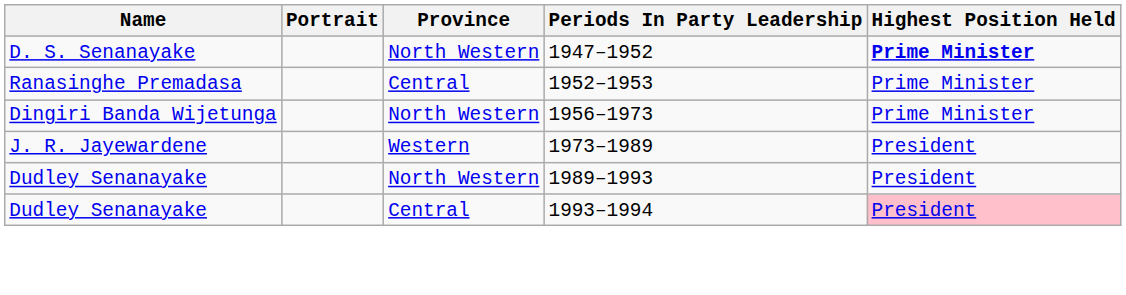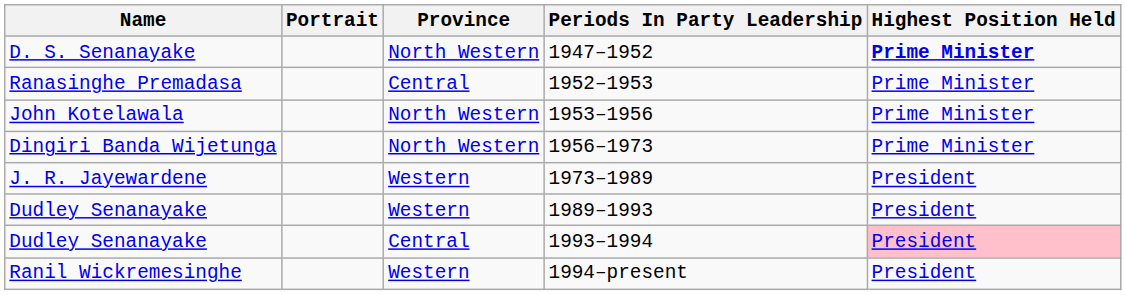+ row: (601, 115)
(464, 178) North Western -> (429, 210) Western
+ row: (618, 273)
